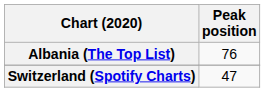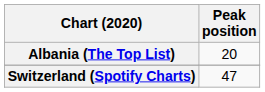(229, 53) 76 -> (229, 53) 20
